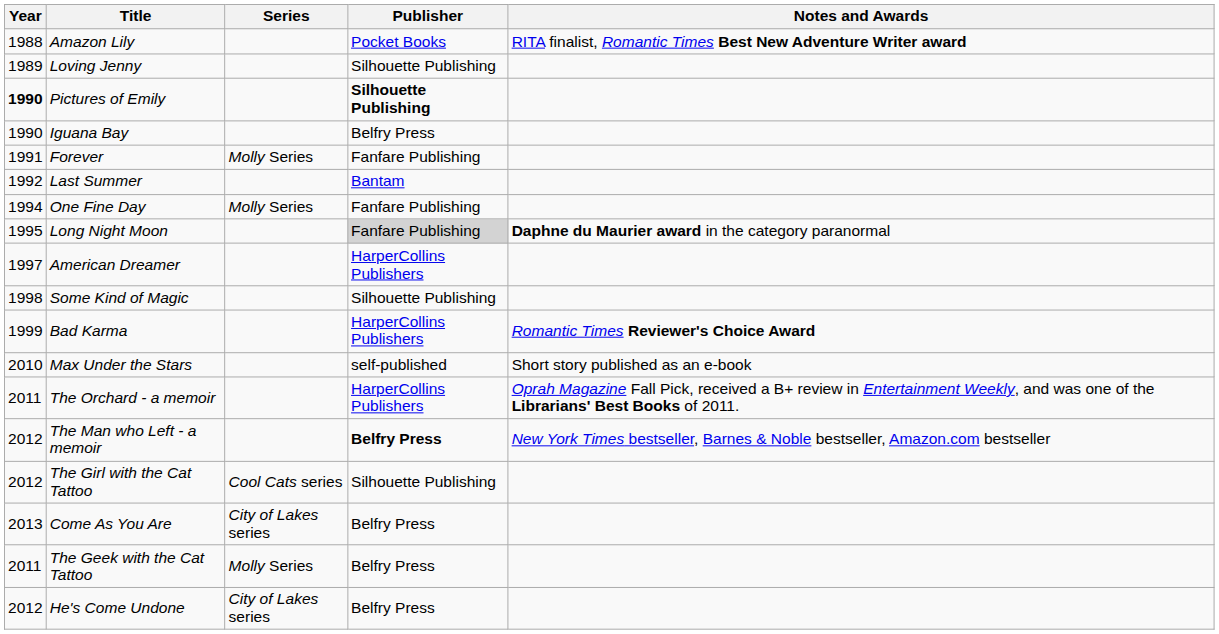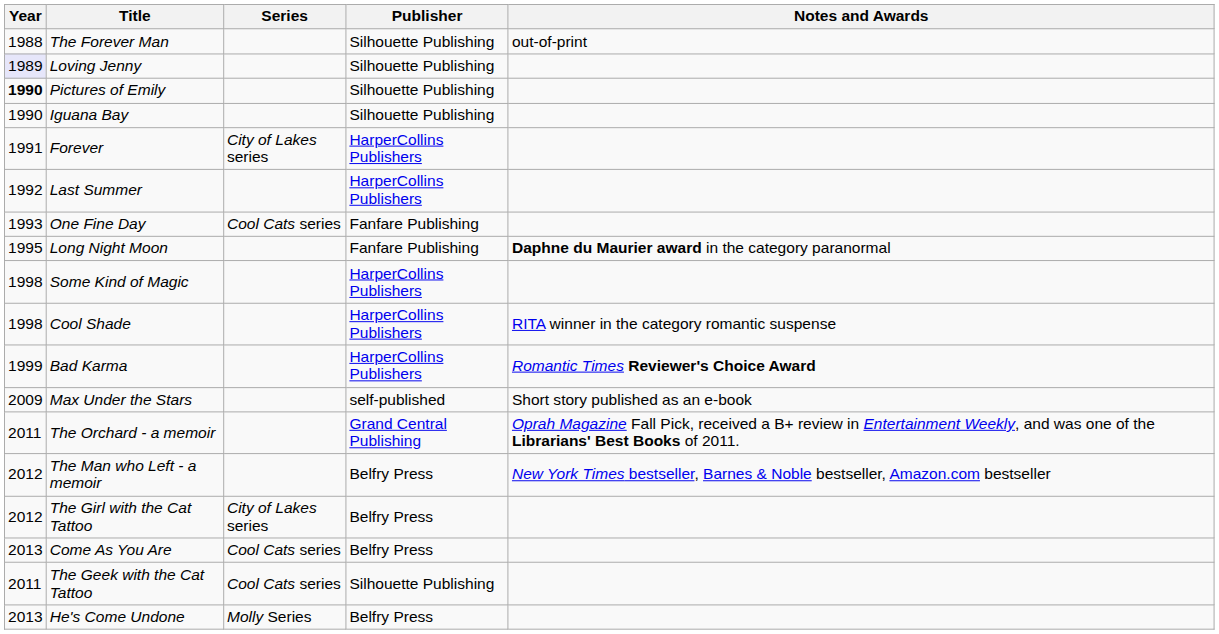+ row: (109, 41)
- row: (92, 41)
(25, 66) no background -> (25, 66) lavender background
(391, 99) bold -> (422, 90) normal
(393, 132) Belfry Press -> (422, 115) Silhouette Publishing
(271, 157) Molly Series -> (272, 148) City of Lakes series
(416, 157) Fanfare Publishing -> (396, 148) HarperCollins Publishers
(378, 181) Bantam -> (396, 190) HarperCollins Publishers
(25, 206) 1994 -> (25, 224) 1993
(271, 206) Molly Series -> (284, 224) Cool Cats series
(416, 231) lightgrey background -> (414, 248) no background
- row: (115, 264)
(424, 297) Silhouette Publishing -> (396, 281) HarperCollins Publishers
+ row: (90, 324)
(25, 364) 2010 -> (25, 399) 2009
(398, 397) HarperCollins Publishers -> (398, 432) Grand Central Publishing
(396, 439) bold -> (391, 474) normal
(285, 482) Cool Cats series -> (272, 516) City of Lakes series
(424, 482) Silhouette Publishing -> (391, 516) Belfry Press
(273, 524) City of Lakes series -> (284, 550) Cool Cats series
(271, 566) Molly Series -> (284, 583) Cool Cats series
(393, 566) Belfry Press -> (422, 583) Silhouette Publishing
(25, 608) 2012 -> (25, 616) 2013
(273, 608) City of Lakes series -> (269, 616) Molly Series
